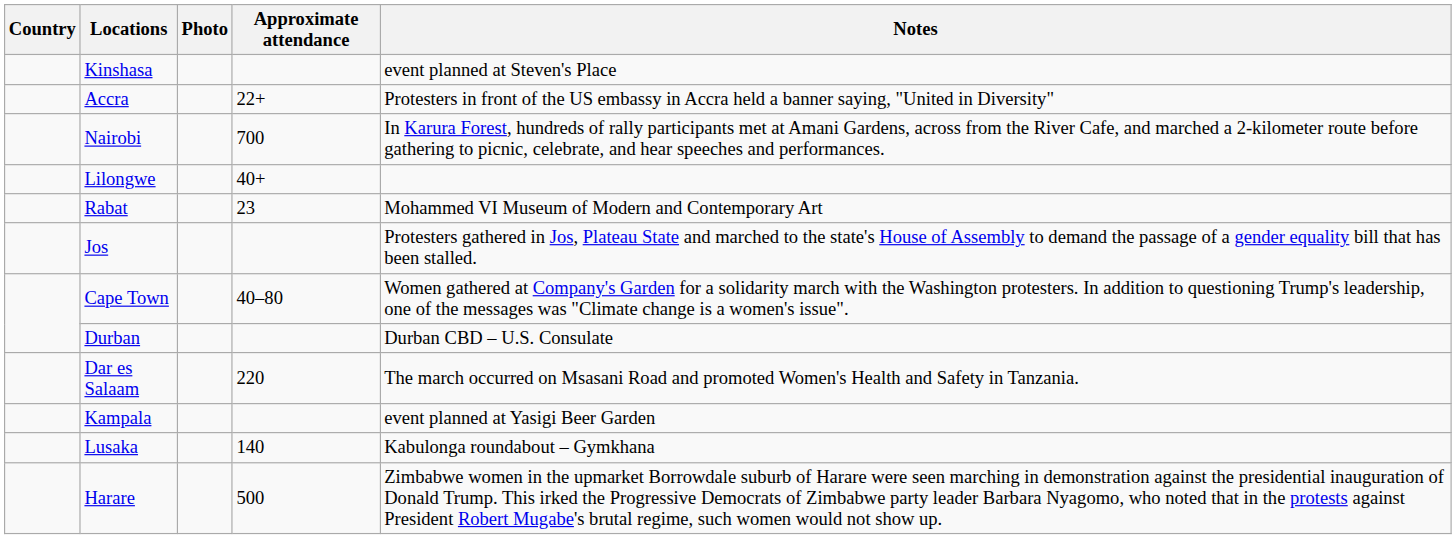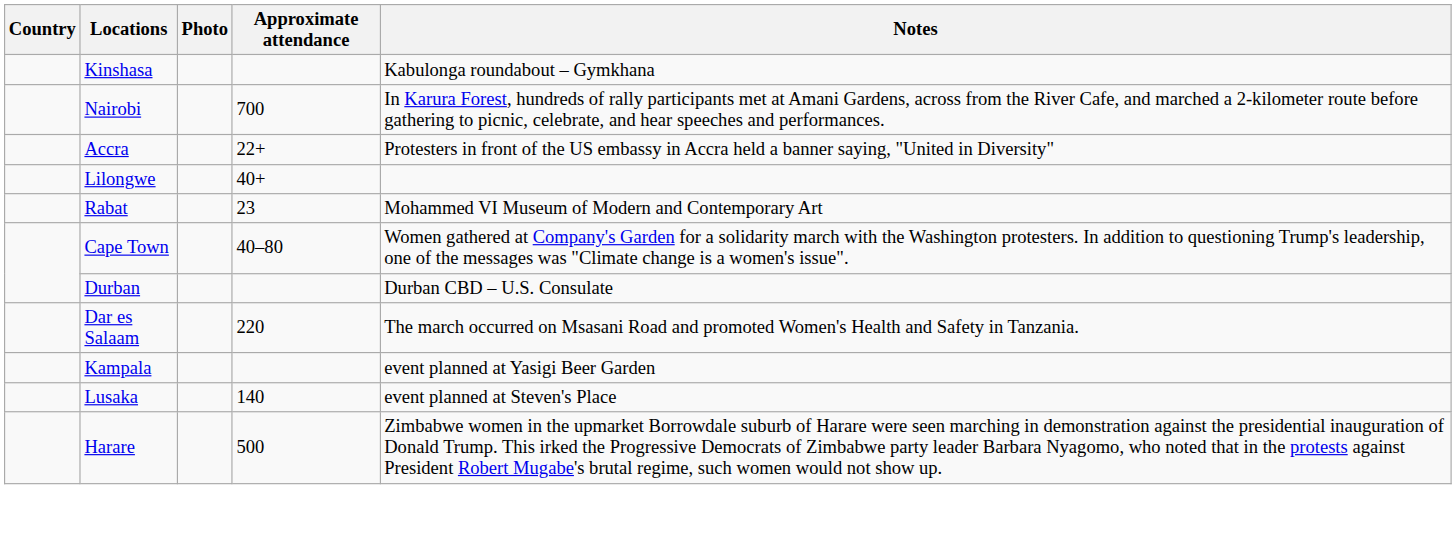(500, 69) event planned at Steven's Place -> (520, 69) Kabulonga roundabout – Gymkhana
rows swapped: (107, 98) <-> (113, 138)
- row: (96, 248)
(520, 447) Kabulonga roundabout – Gymkhana -> (500, 397) event planned at Steven's Place
